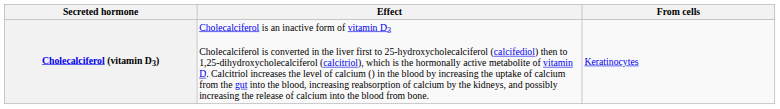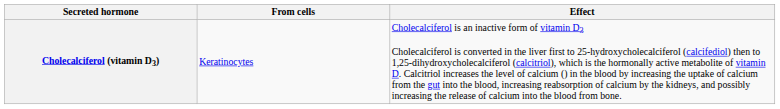columns swapped: (678, 12) <-> (390, 12)
